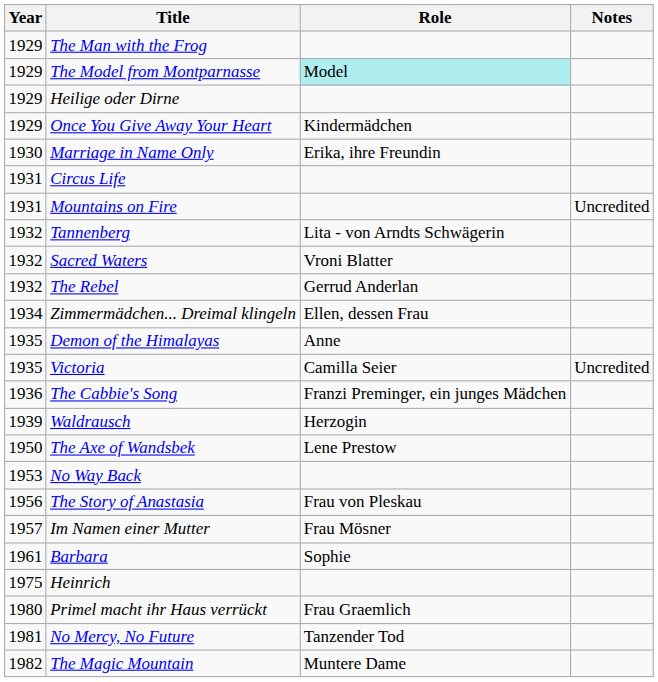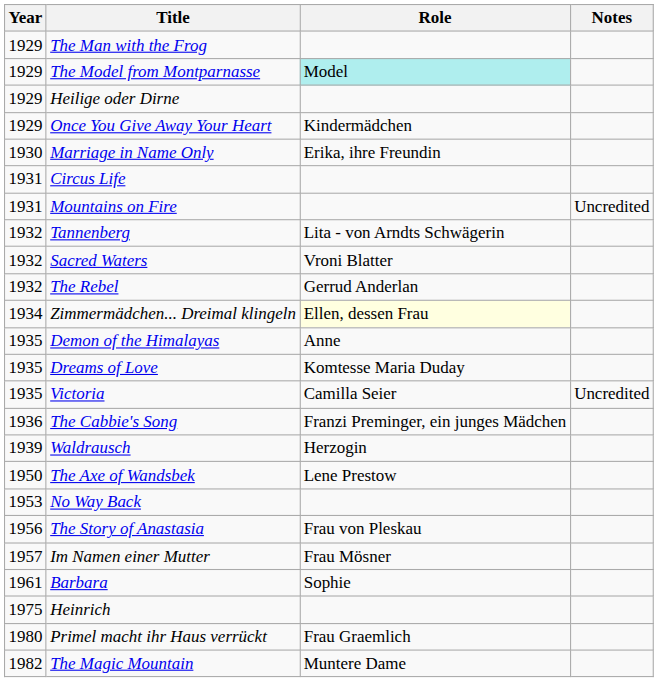(366, 313) no background -> (366, 313) lightyellow background
+ row: (104, 367)
- row: (122, 636)
